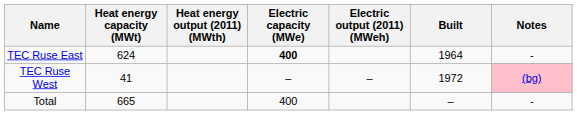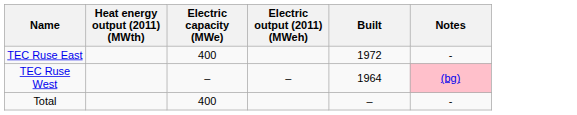- column: (126, 26)
(288, 55) bold -> (207, 55) normal
(451, 55) 1964 -> (369, 55) 1972
(451, 78) 1972 -> (369, 78) 1964
